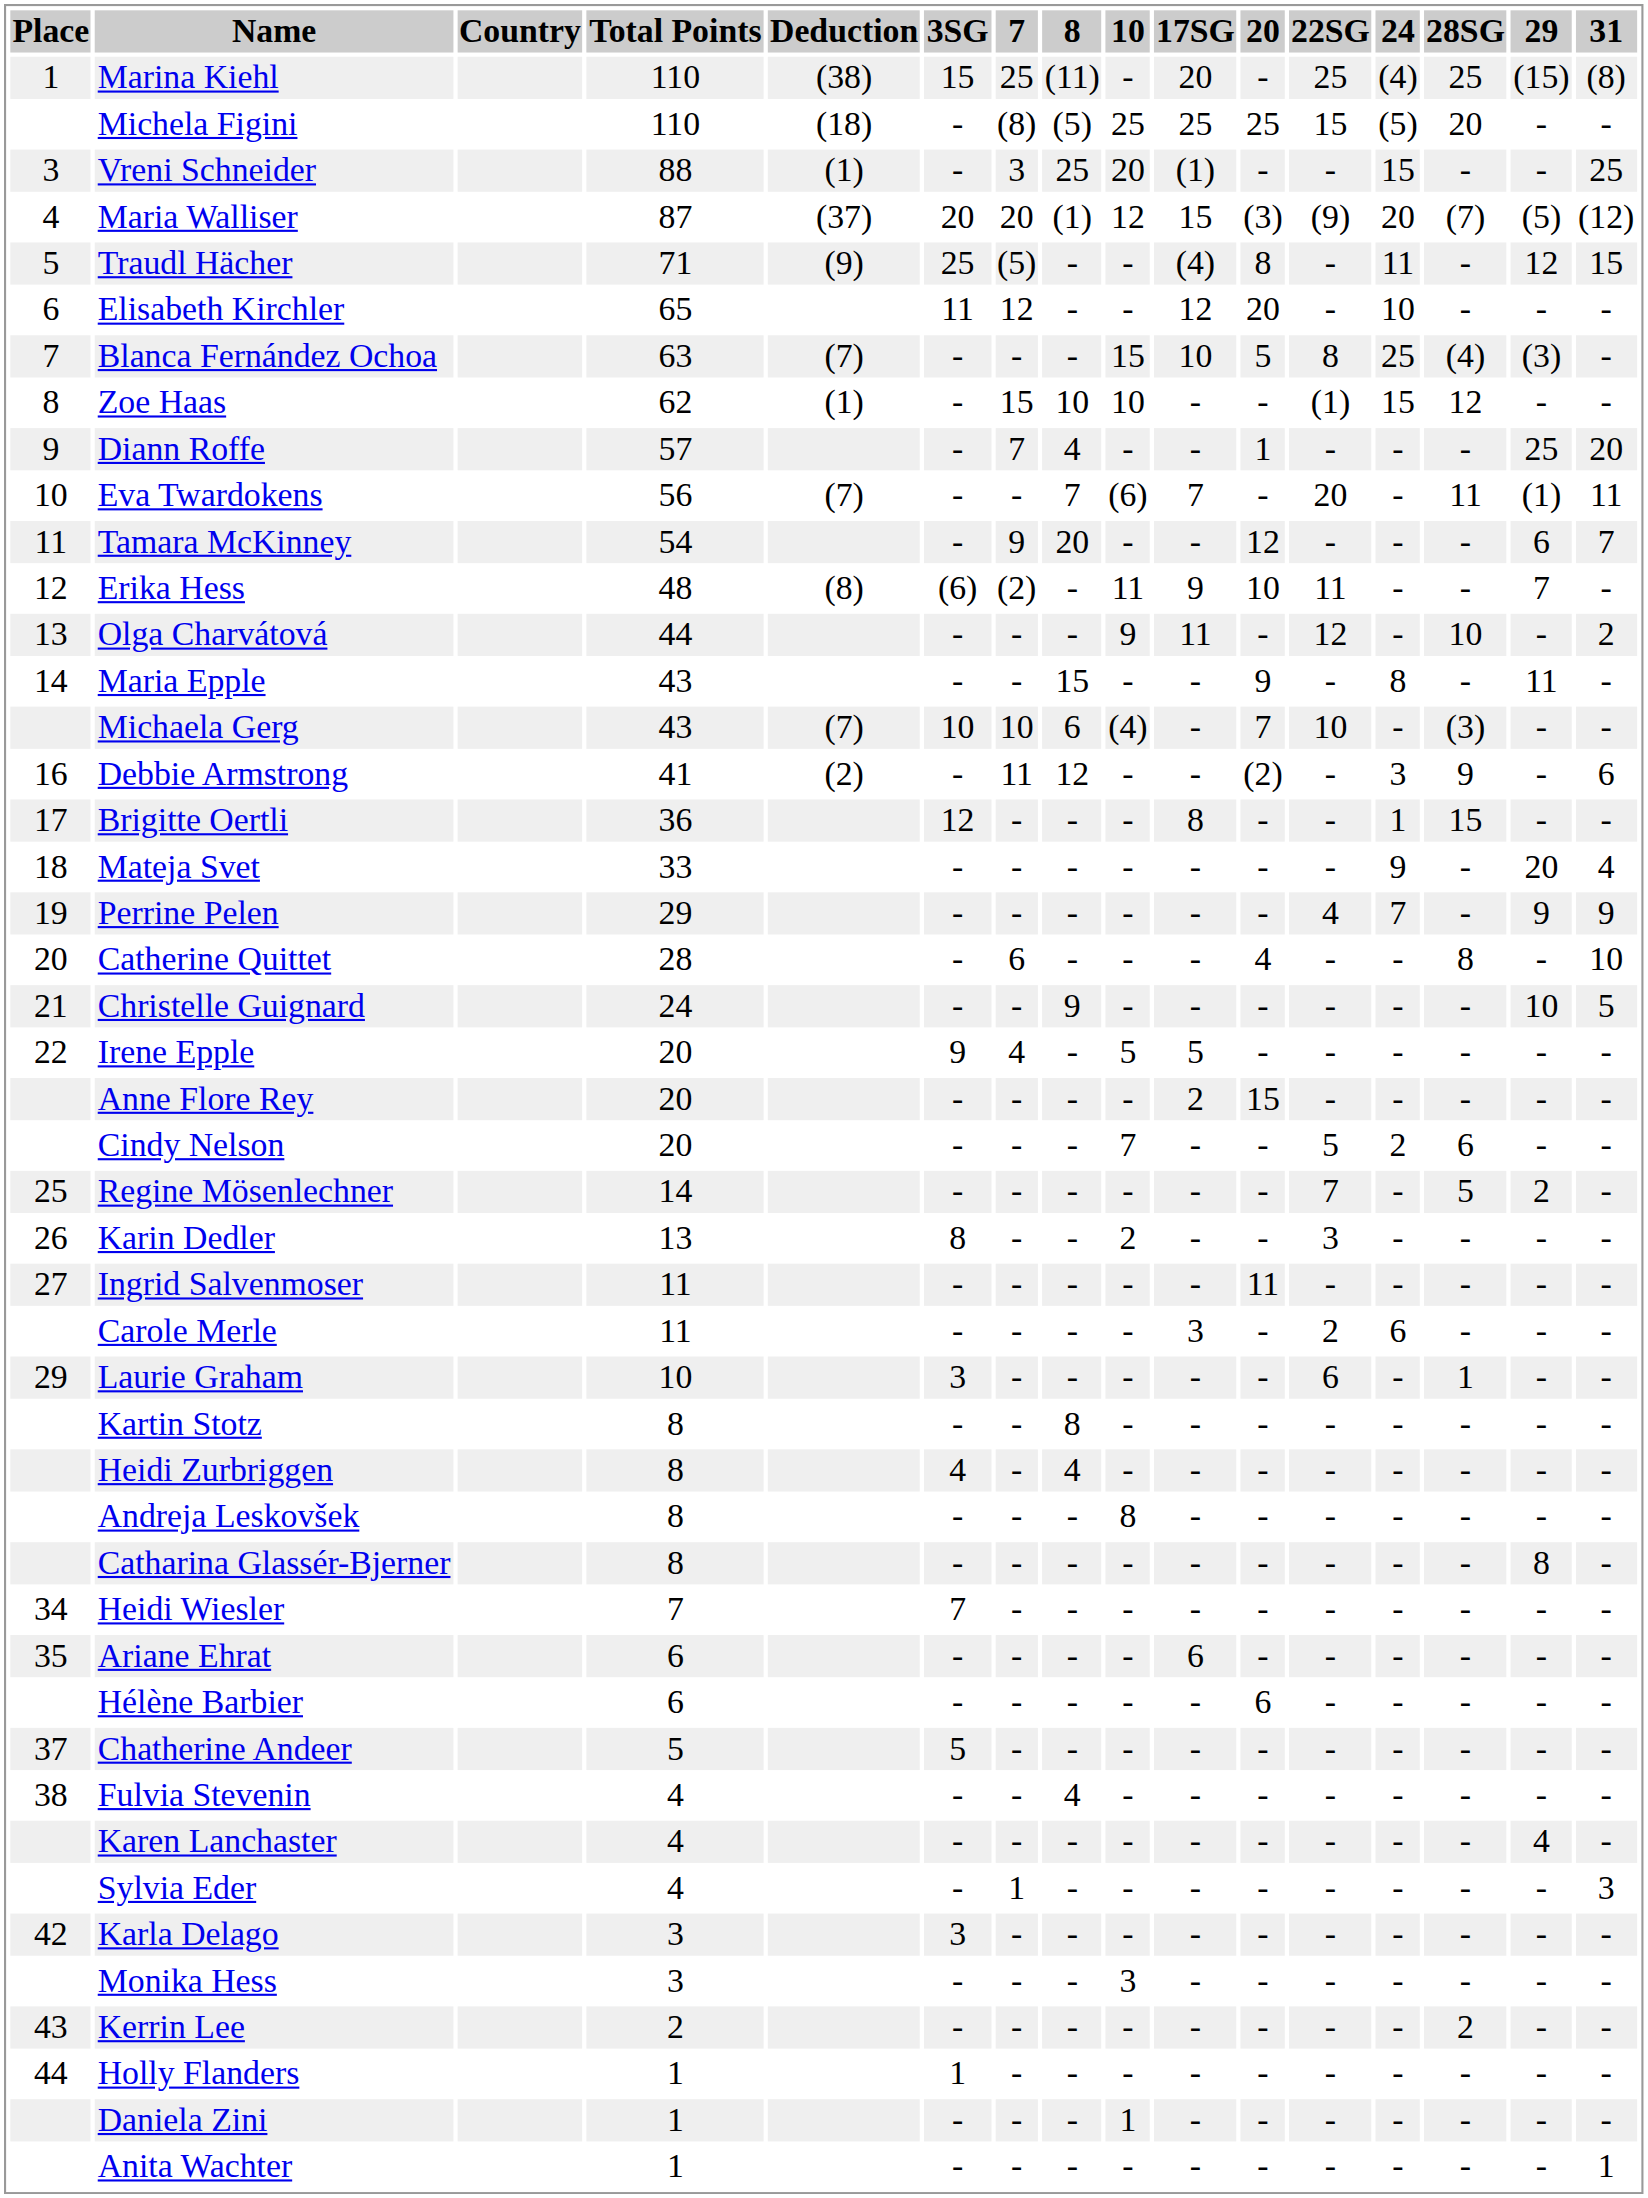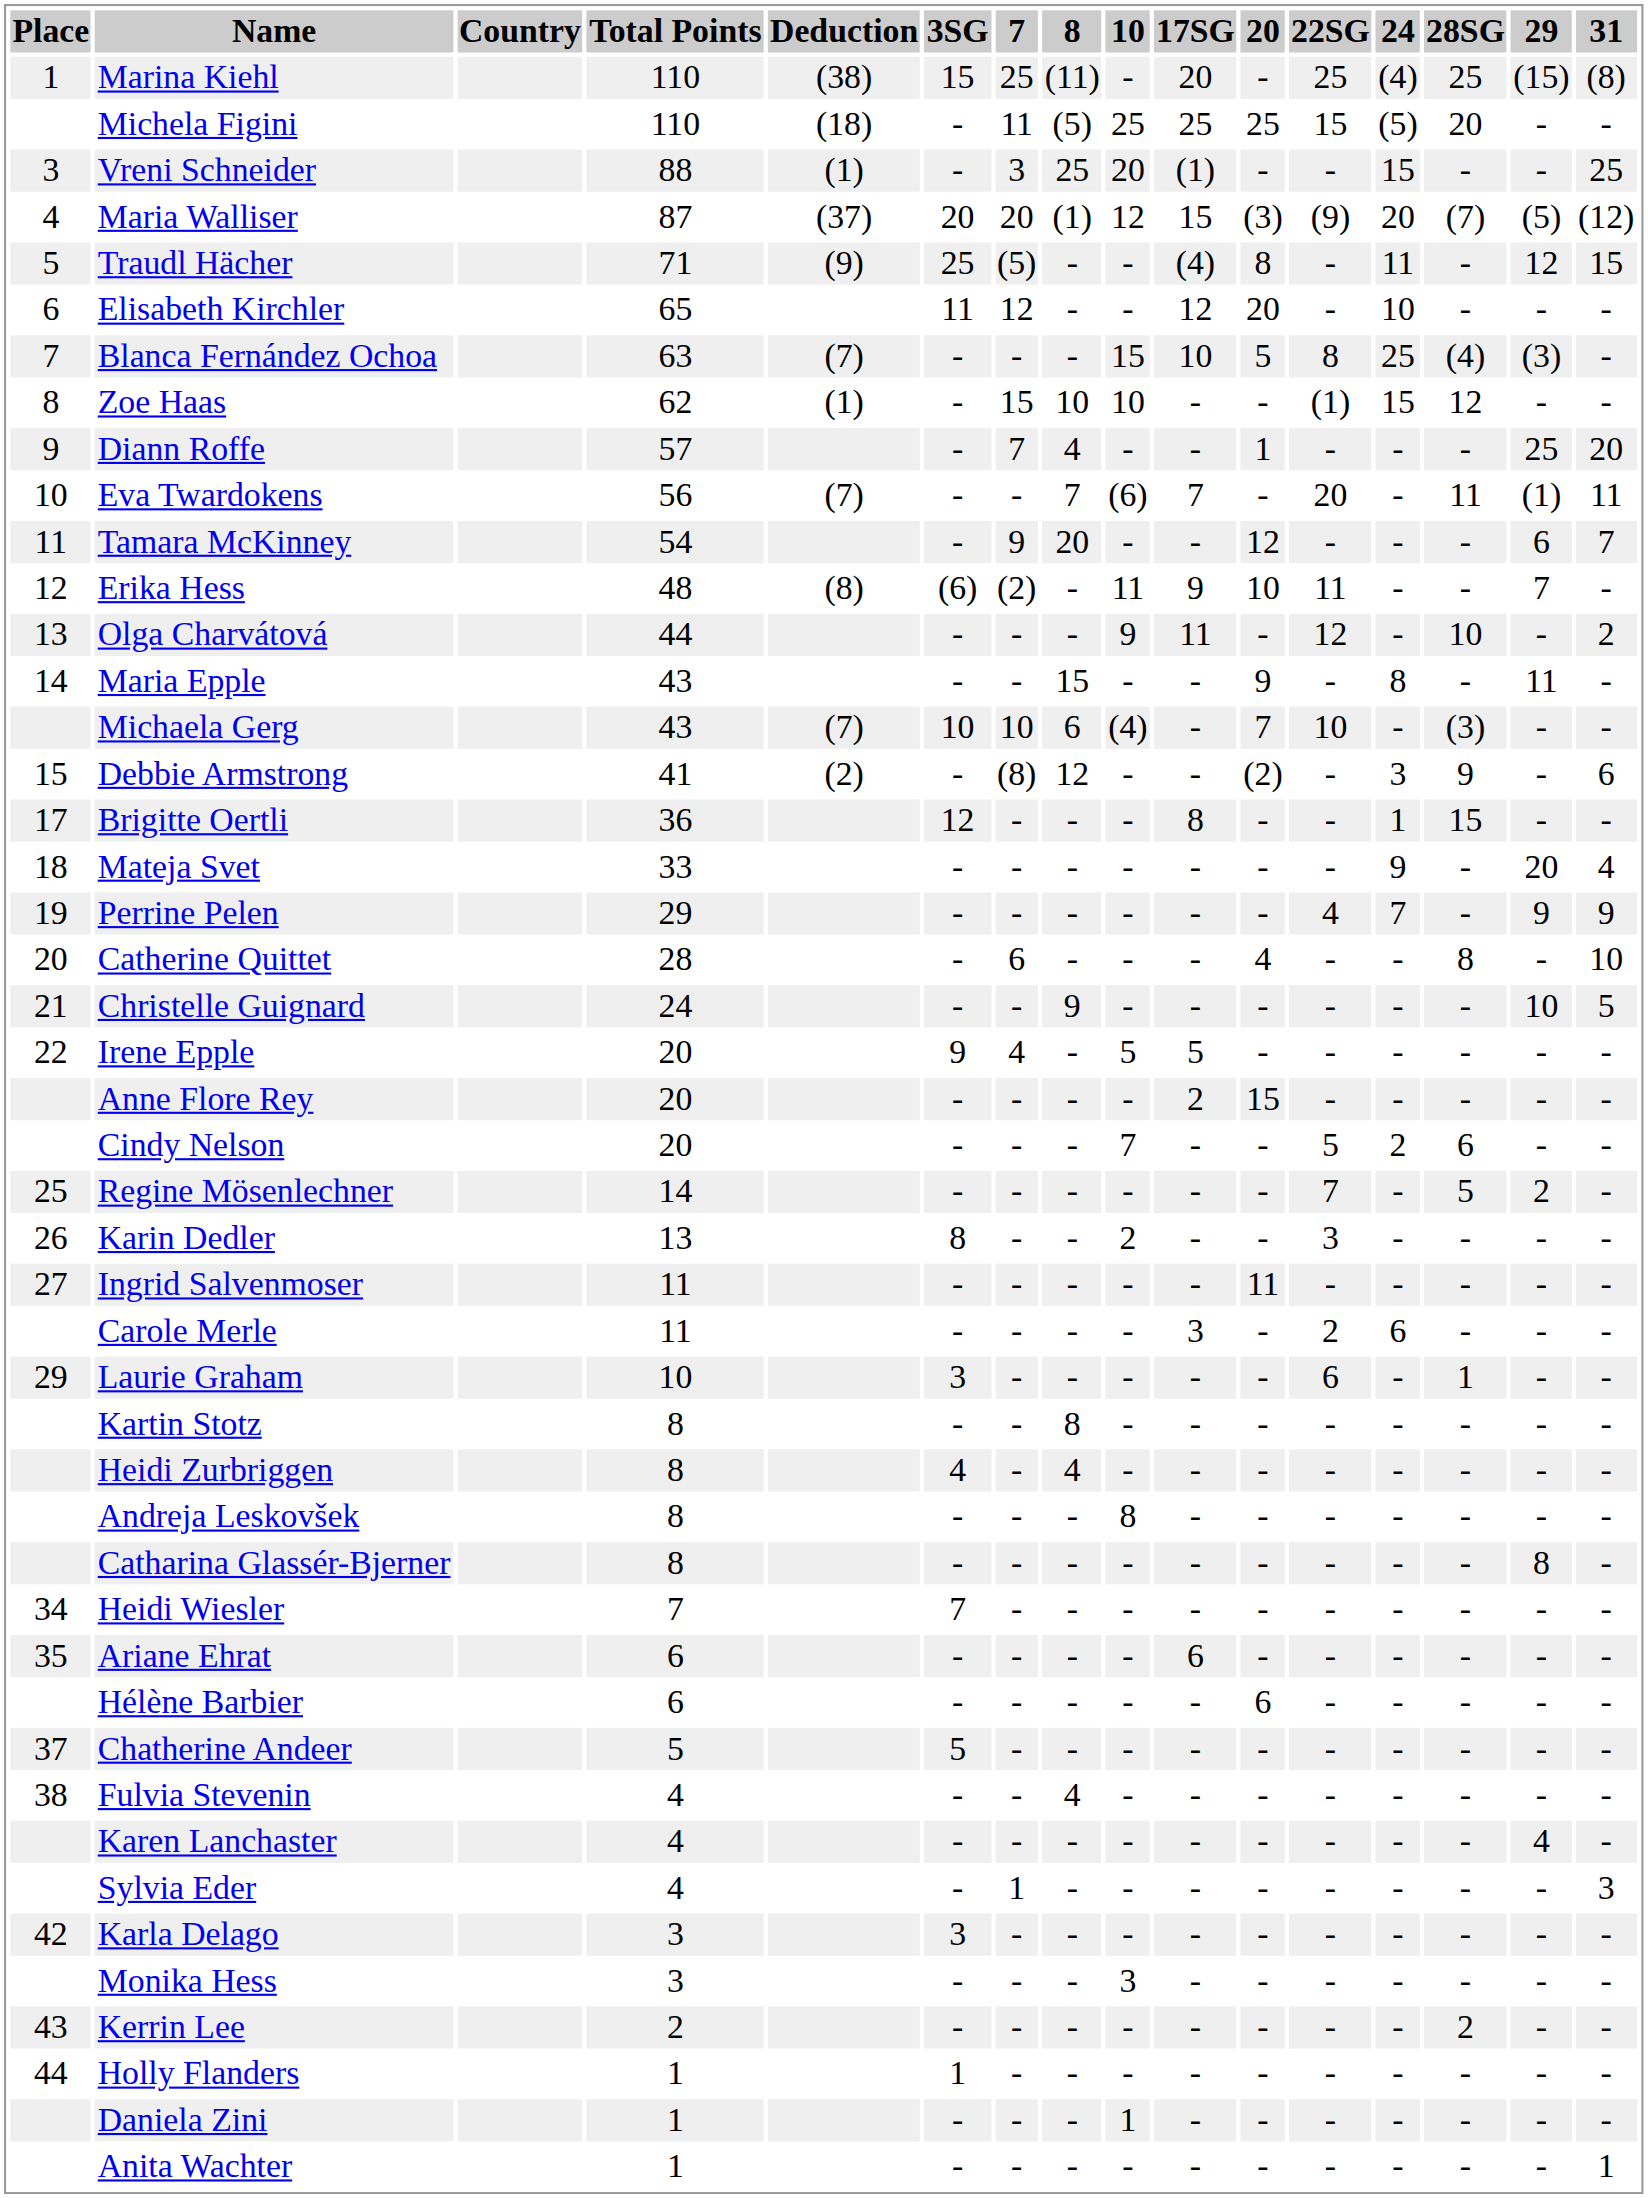(1017, 123) (8) -> (1017, 123) 11
(51, 773) 16 -> (51, 773) 15
(1017, 773) 11 -> (1017, 773) (8)
